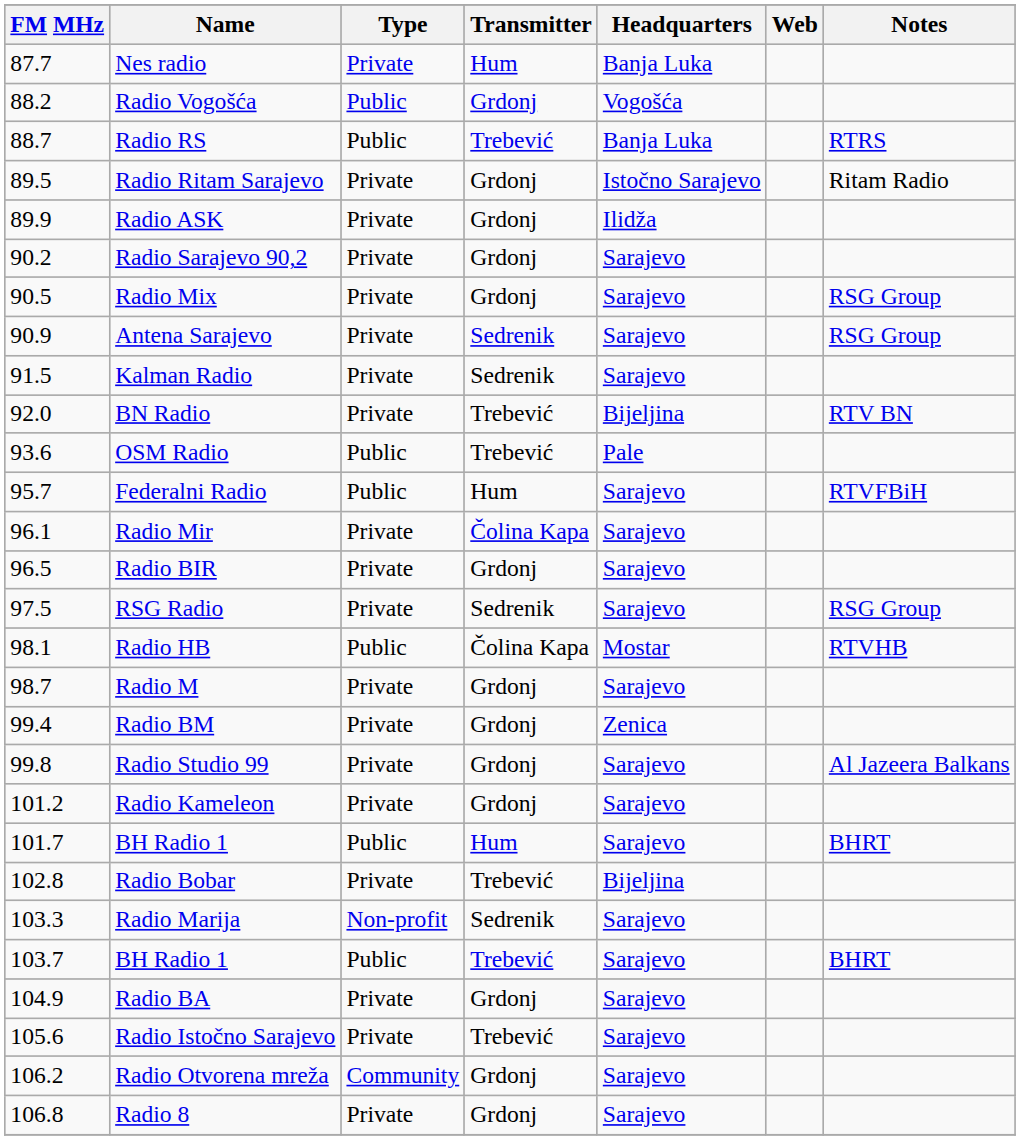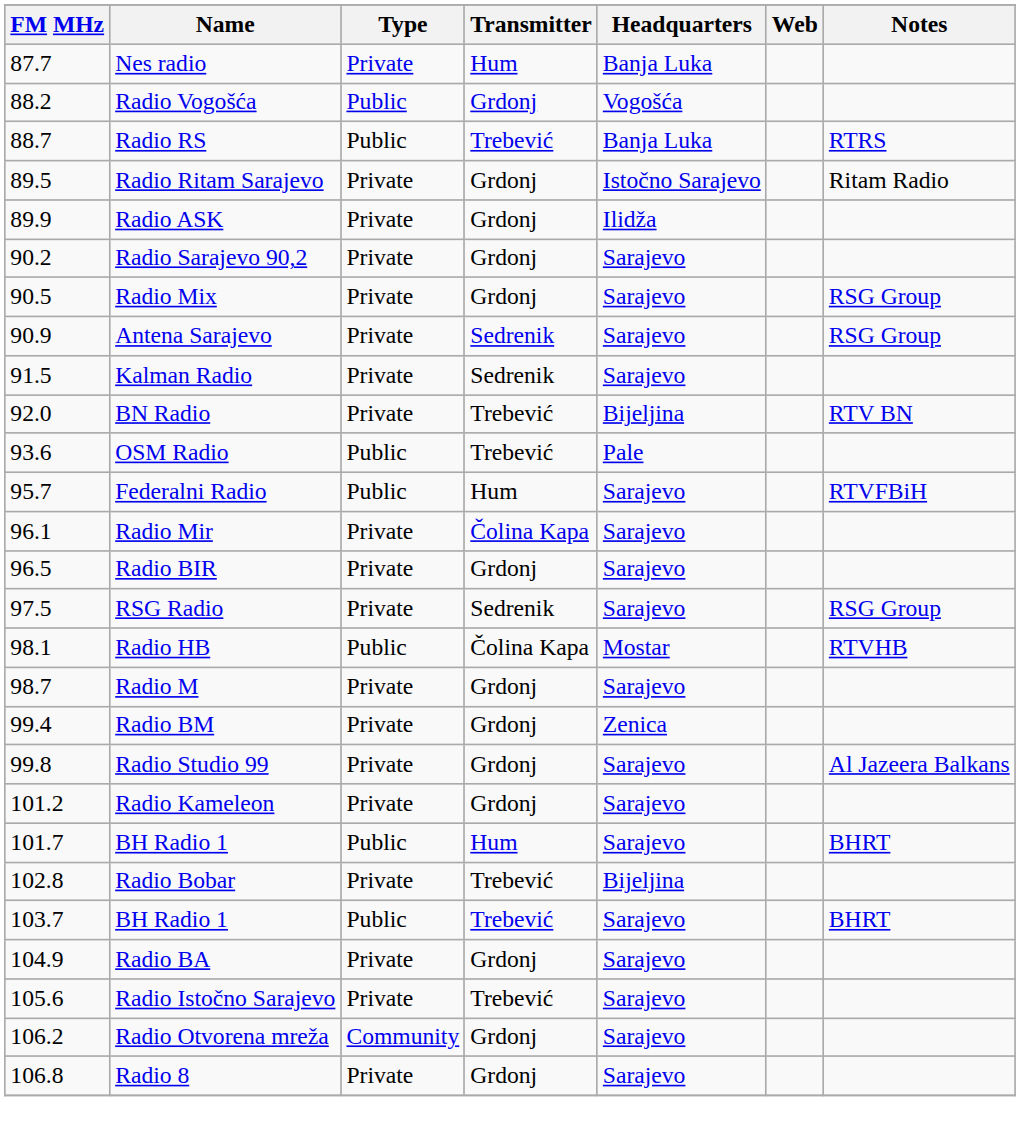- row: (37, 920)
